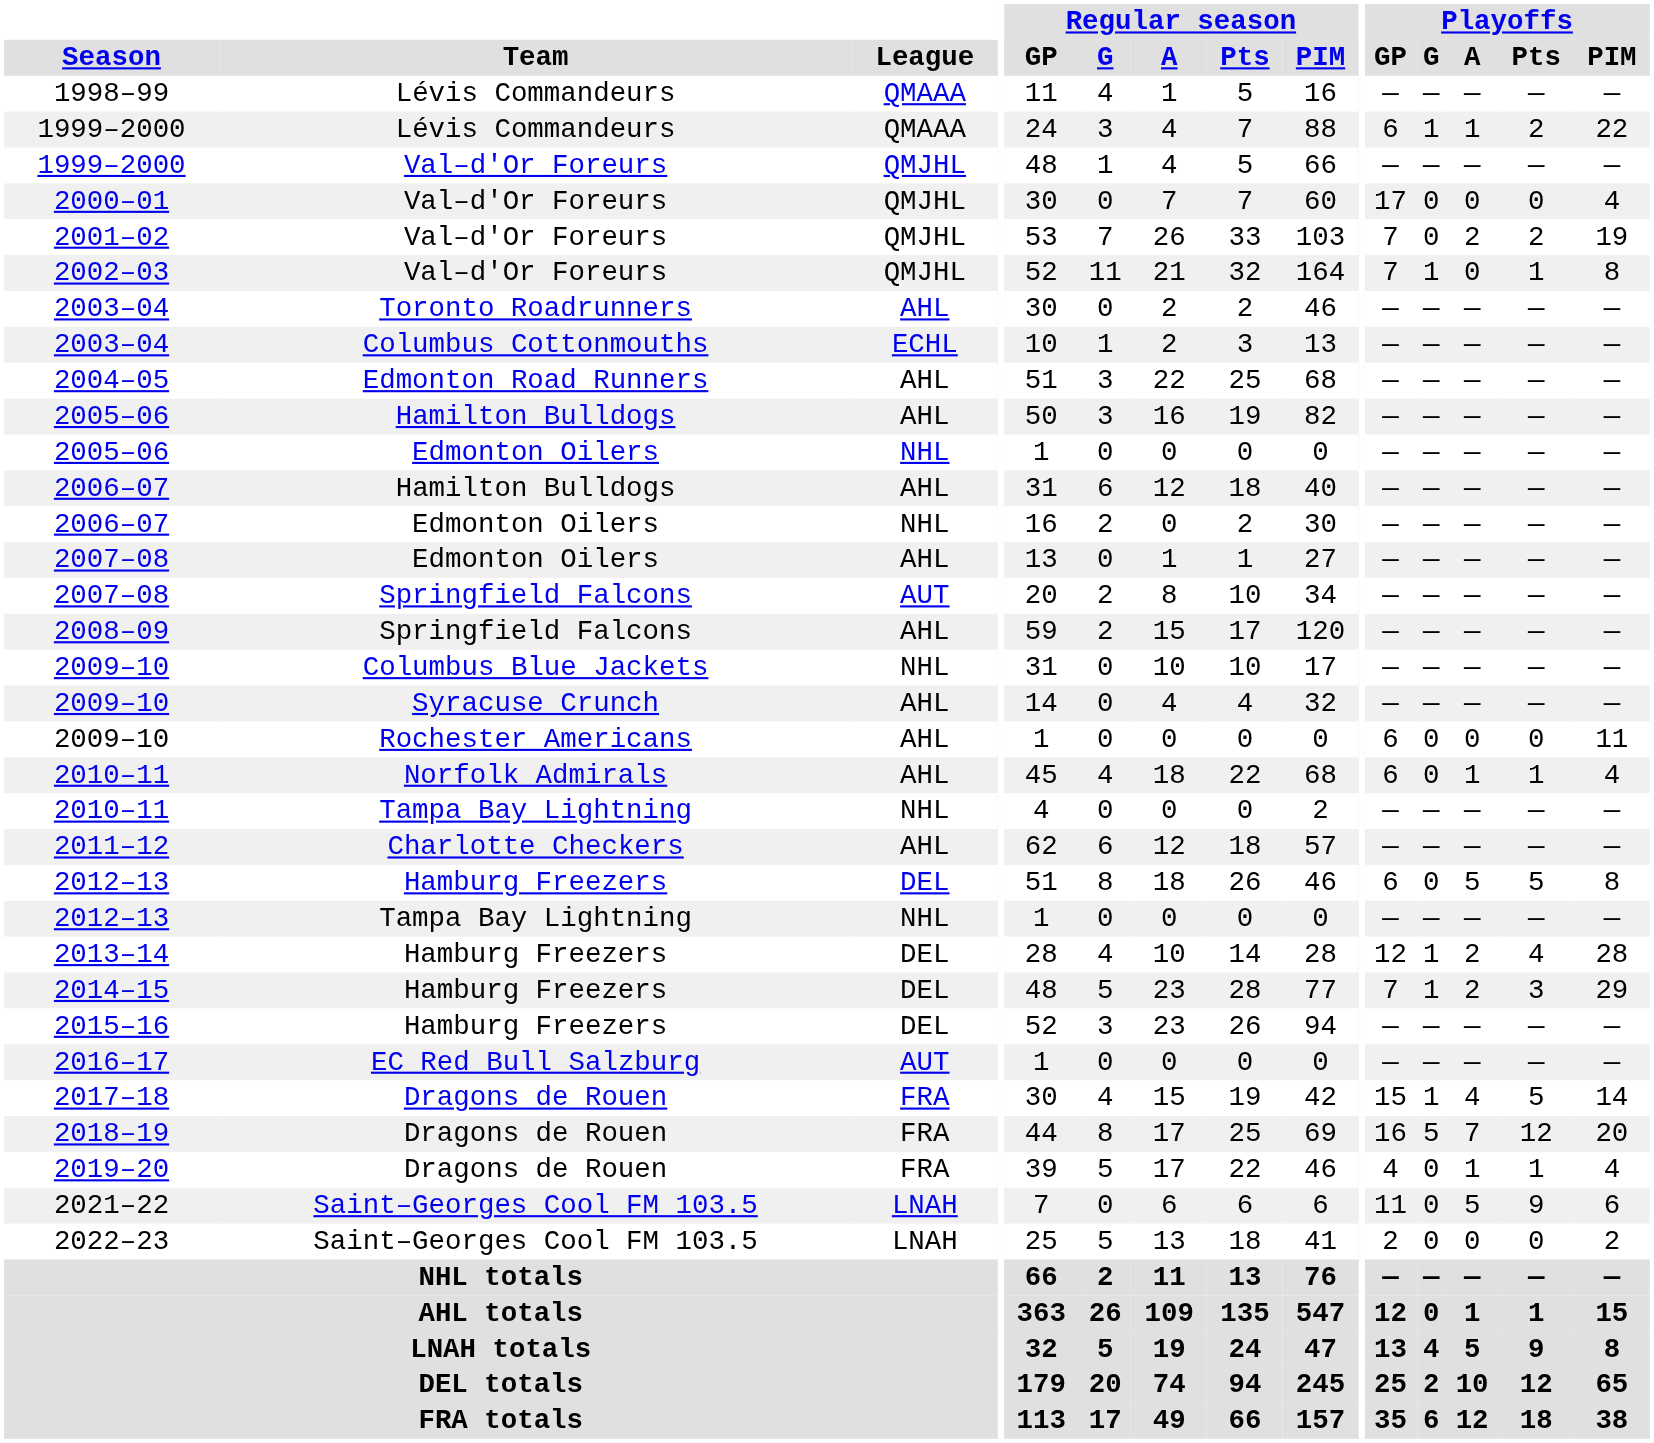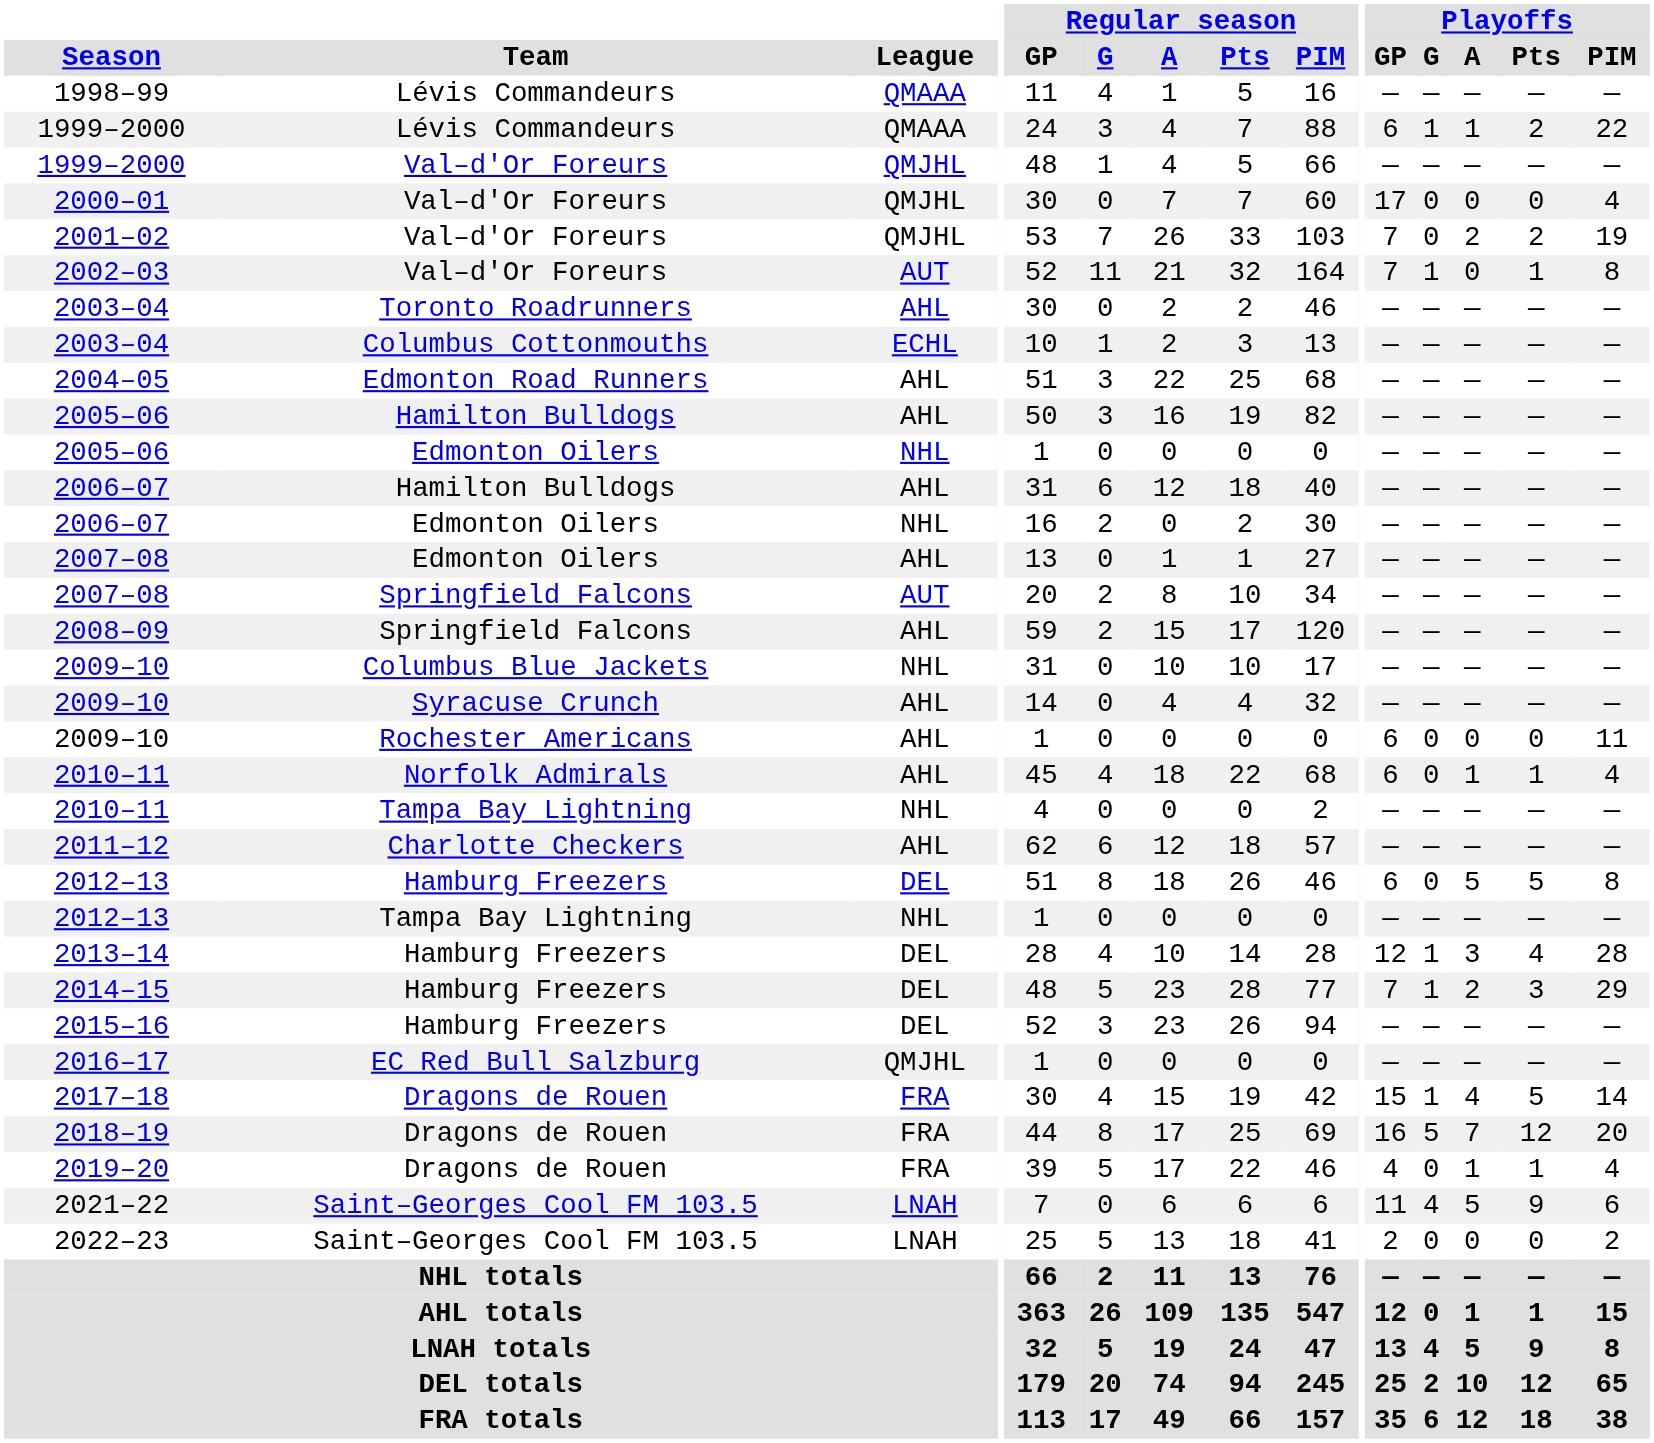(925, 273) QMJHL -> (925, 273) AUT
(1472, 955) 2 -> (1472, 955) 3
(925, 1062) AUT -> (925, 1062) QMJHL
(1431, 1206) 0 -> (1431, 1206) 4
